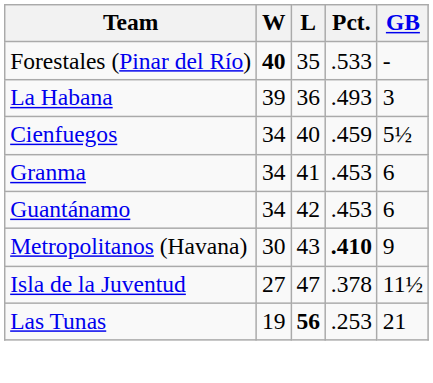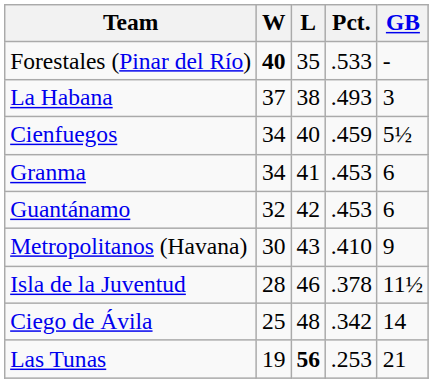(274, 97) 39 -> (274, 97) 37
(308, 97) 36 -> (308, 97) 38
(274, 209) 34 -> (274, 209) 32
(351, 246) bold -> (351, 246) normal
(274, 284) 27 -> (274, 284) 28
(308, 284) 47 -> (308, 284) 46
+ row: (81, 321)
